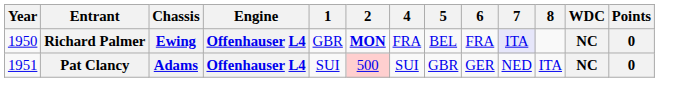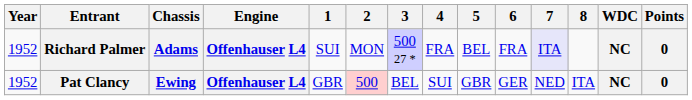+ column: (405, 16)
(23, 41) 1950 -> (23, 49) 1952
(176, 41) Ewing -> (176, 49) Adams
(328, 41) GBR -> (328, 49) SUI
(368, 41) bold -> (367, 49) normal
(23, 65) 1951 -> (23, 82) 1952
(176, 65) Adams -> (176, 82) Ewing
(328, 65) SUI -> (328, 82) GBR
